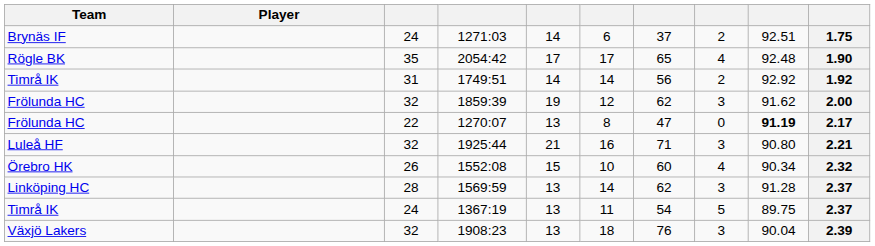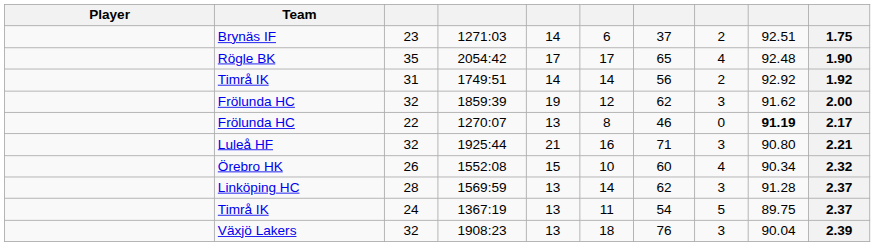columns swapped: (279, 15) <-> (89, 15)
(411, 36) 24 -> (411, 36) 23
(664, 123) 47 -> (664, 123) 46
